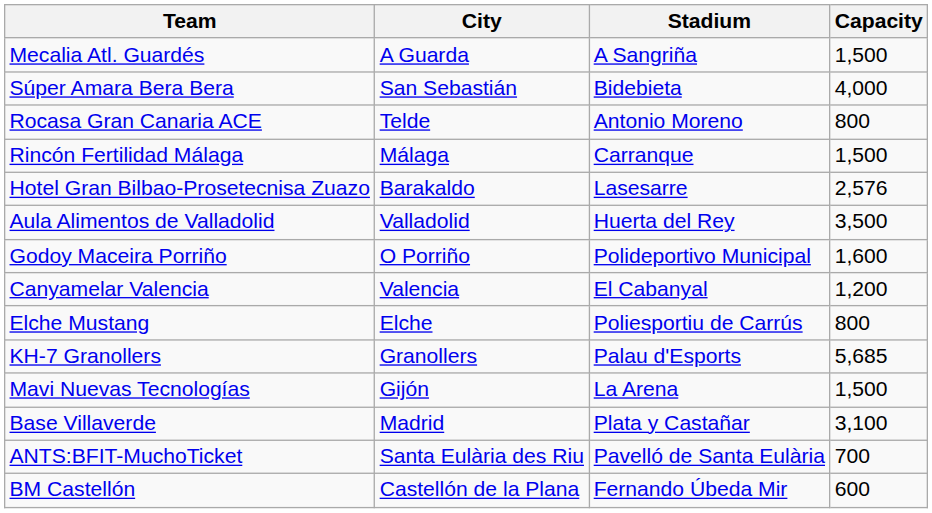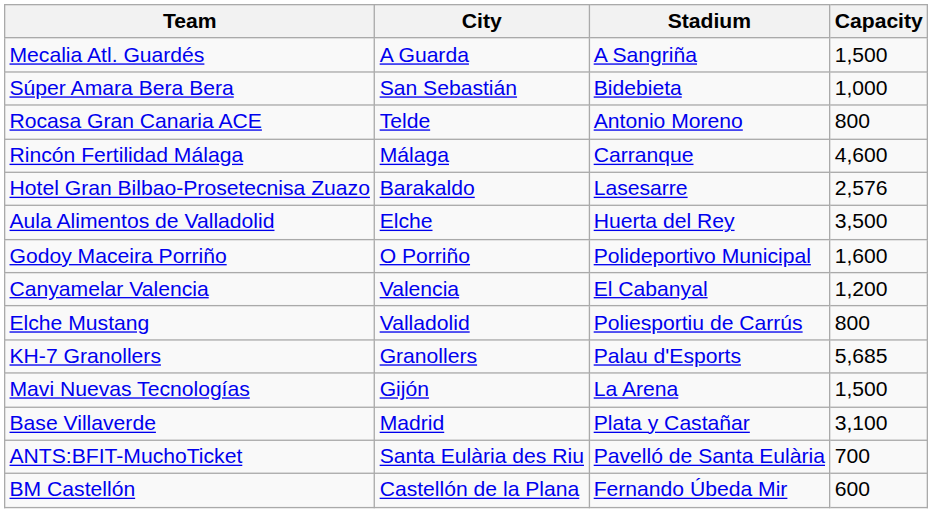(861, 88) 4,000 -> (861, 88) 1,000
(861, 155) 1,500 -> (861, 155) 4,600
(425, 222) Valladolid -> (406, 222) Elche
(406, 322) Elche -> (425, 322) Valladolid
